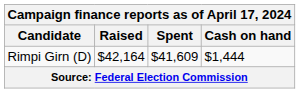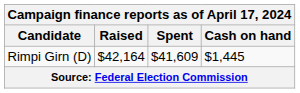(225, 56) $1,444 -> (225, 56) $1,445
